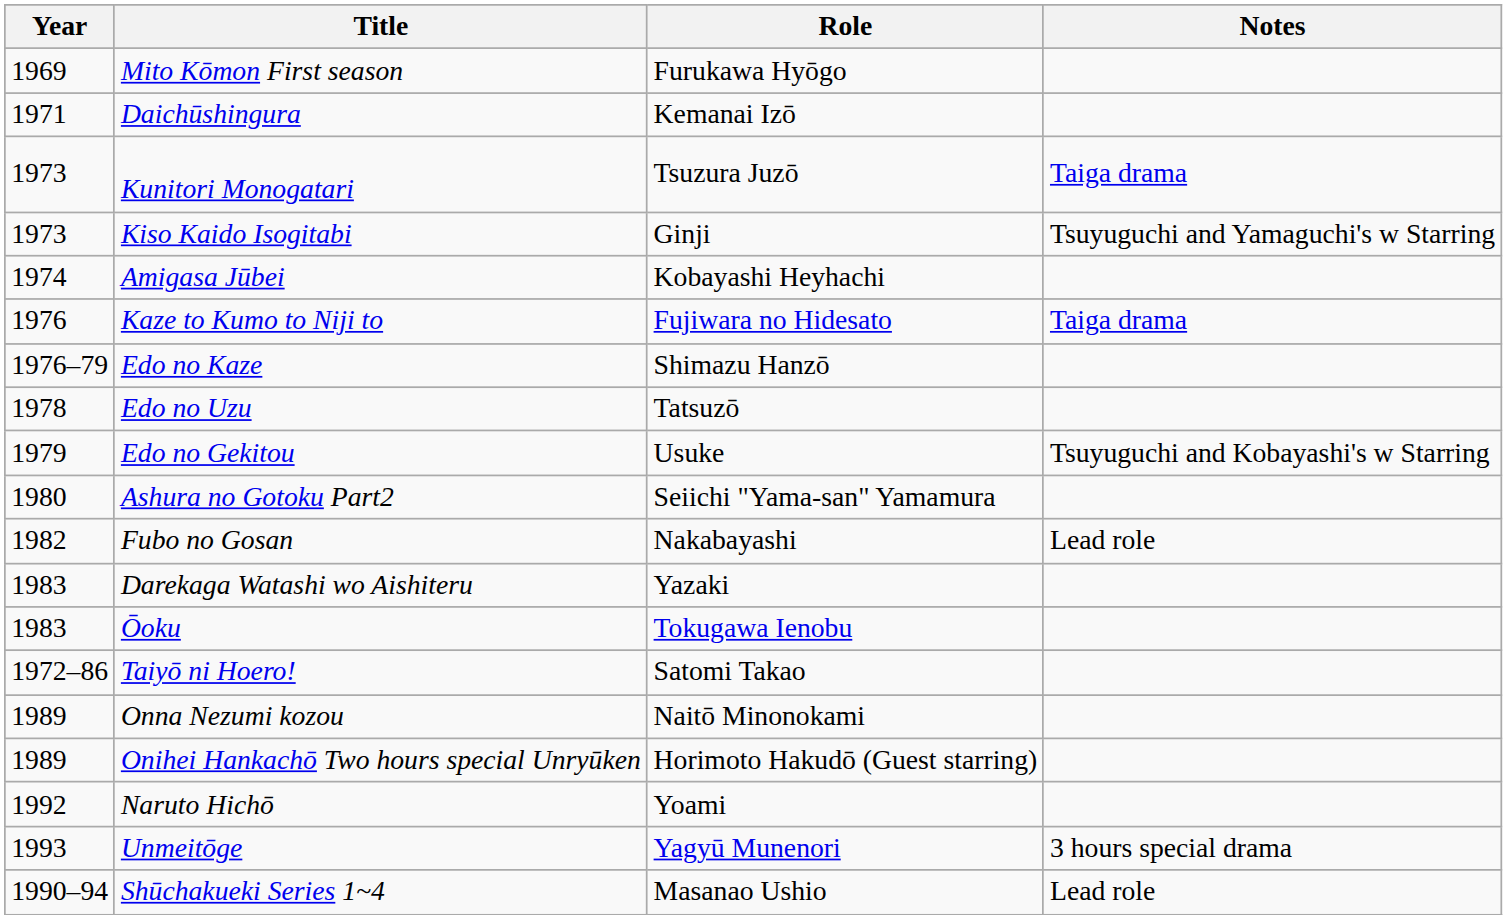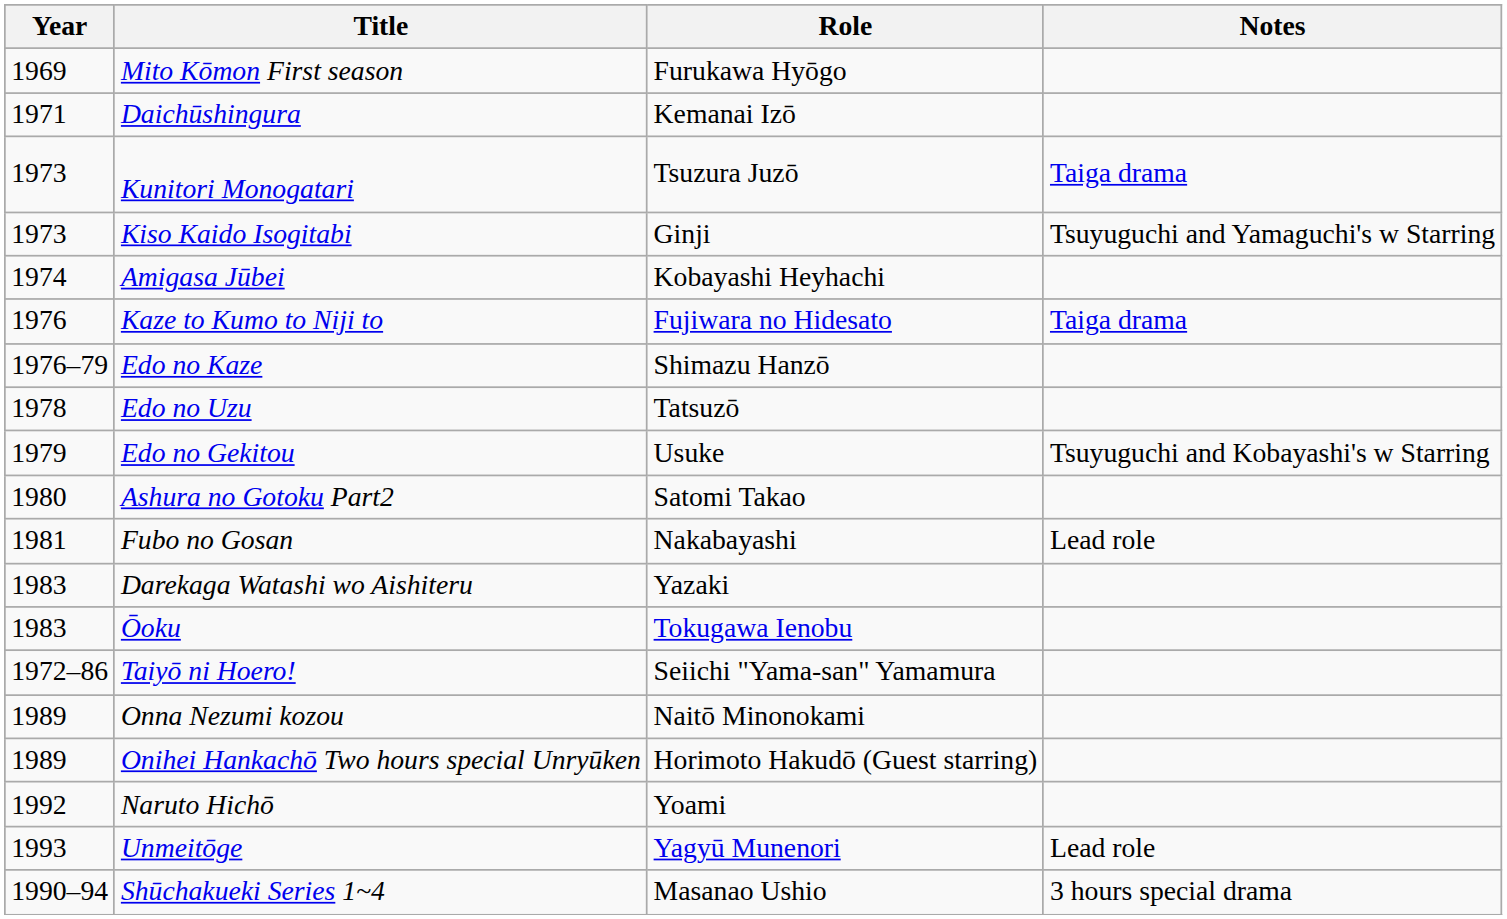(825, 496) Seiichi "Yama-san" Yamamura -> (730, 496) Satomi Takao
(39, 540) 1982 -> (39, 540) 1981
(730, 672) Satomi Takao -> (825, 672) Seiichi "Yama-san" Yamamura
(1171, 847) 3 hours special drama -> (1103, 847) Lead role
(1103, 891) Lead role -> (1171, 891) 3 hours special drama
